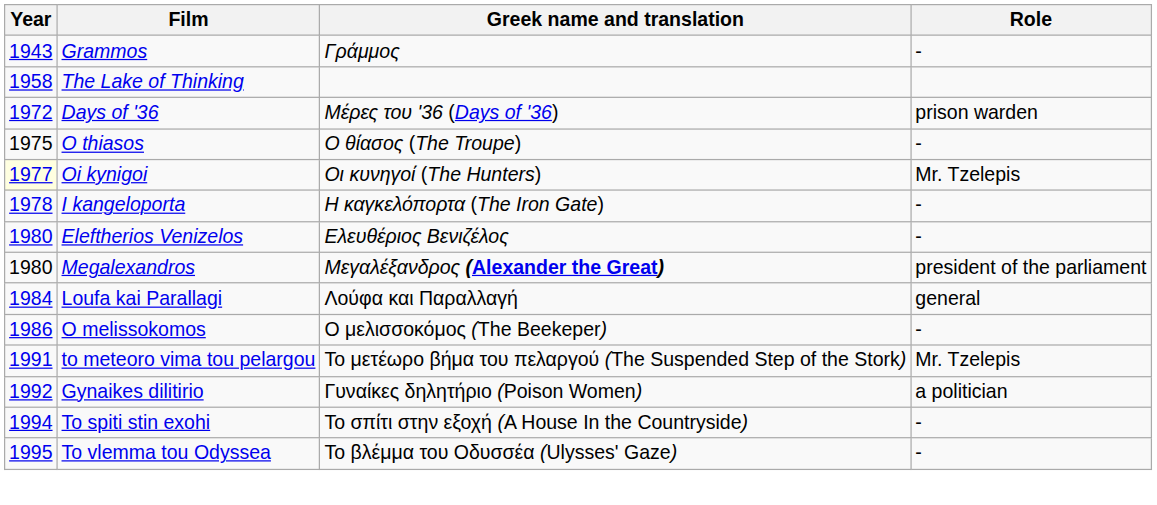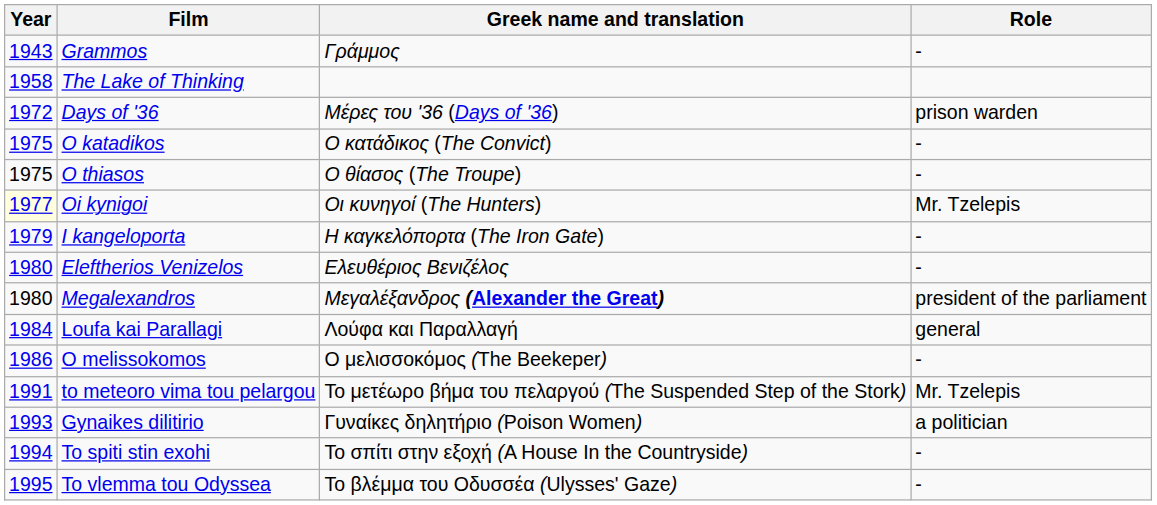+ row: (113, 143)
(31, 205) 1978 -> (31, 236) 1979
(31, 391) 1992 -> (31, 422) 1993
